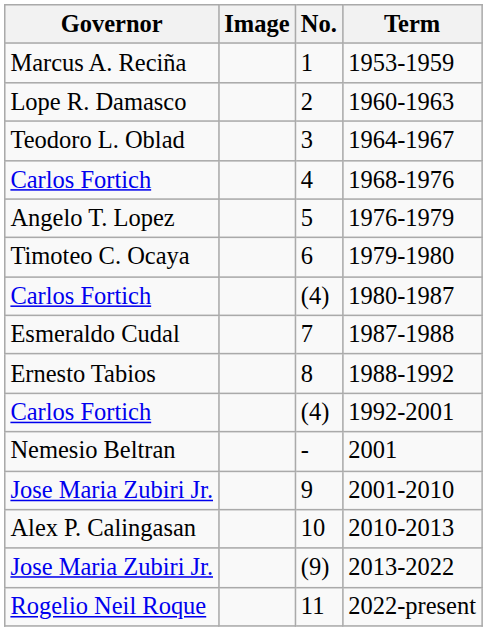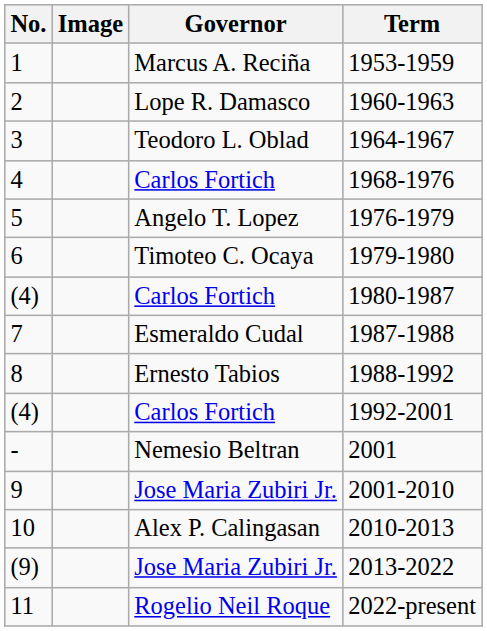columns swapped: (319, 23) <-> (112, 23)
